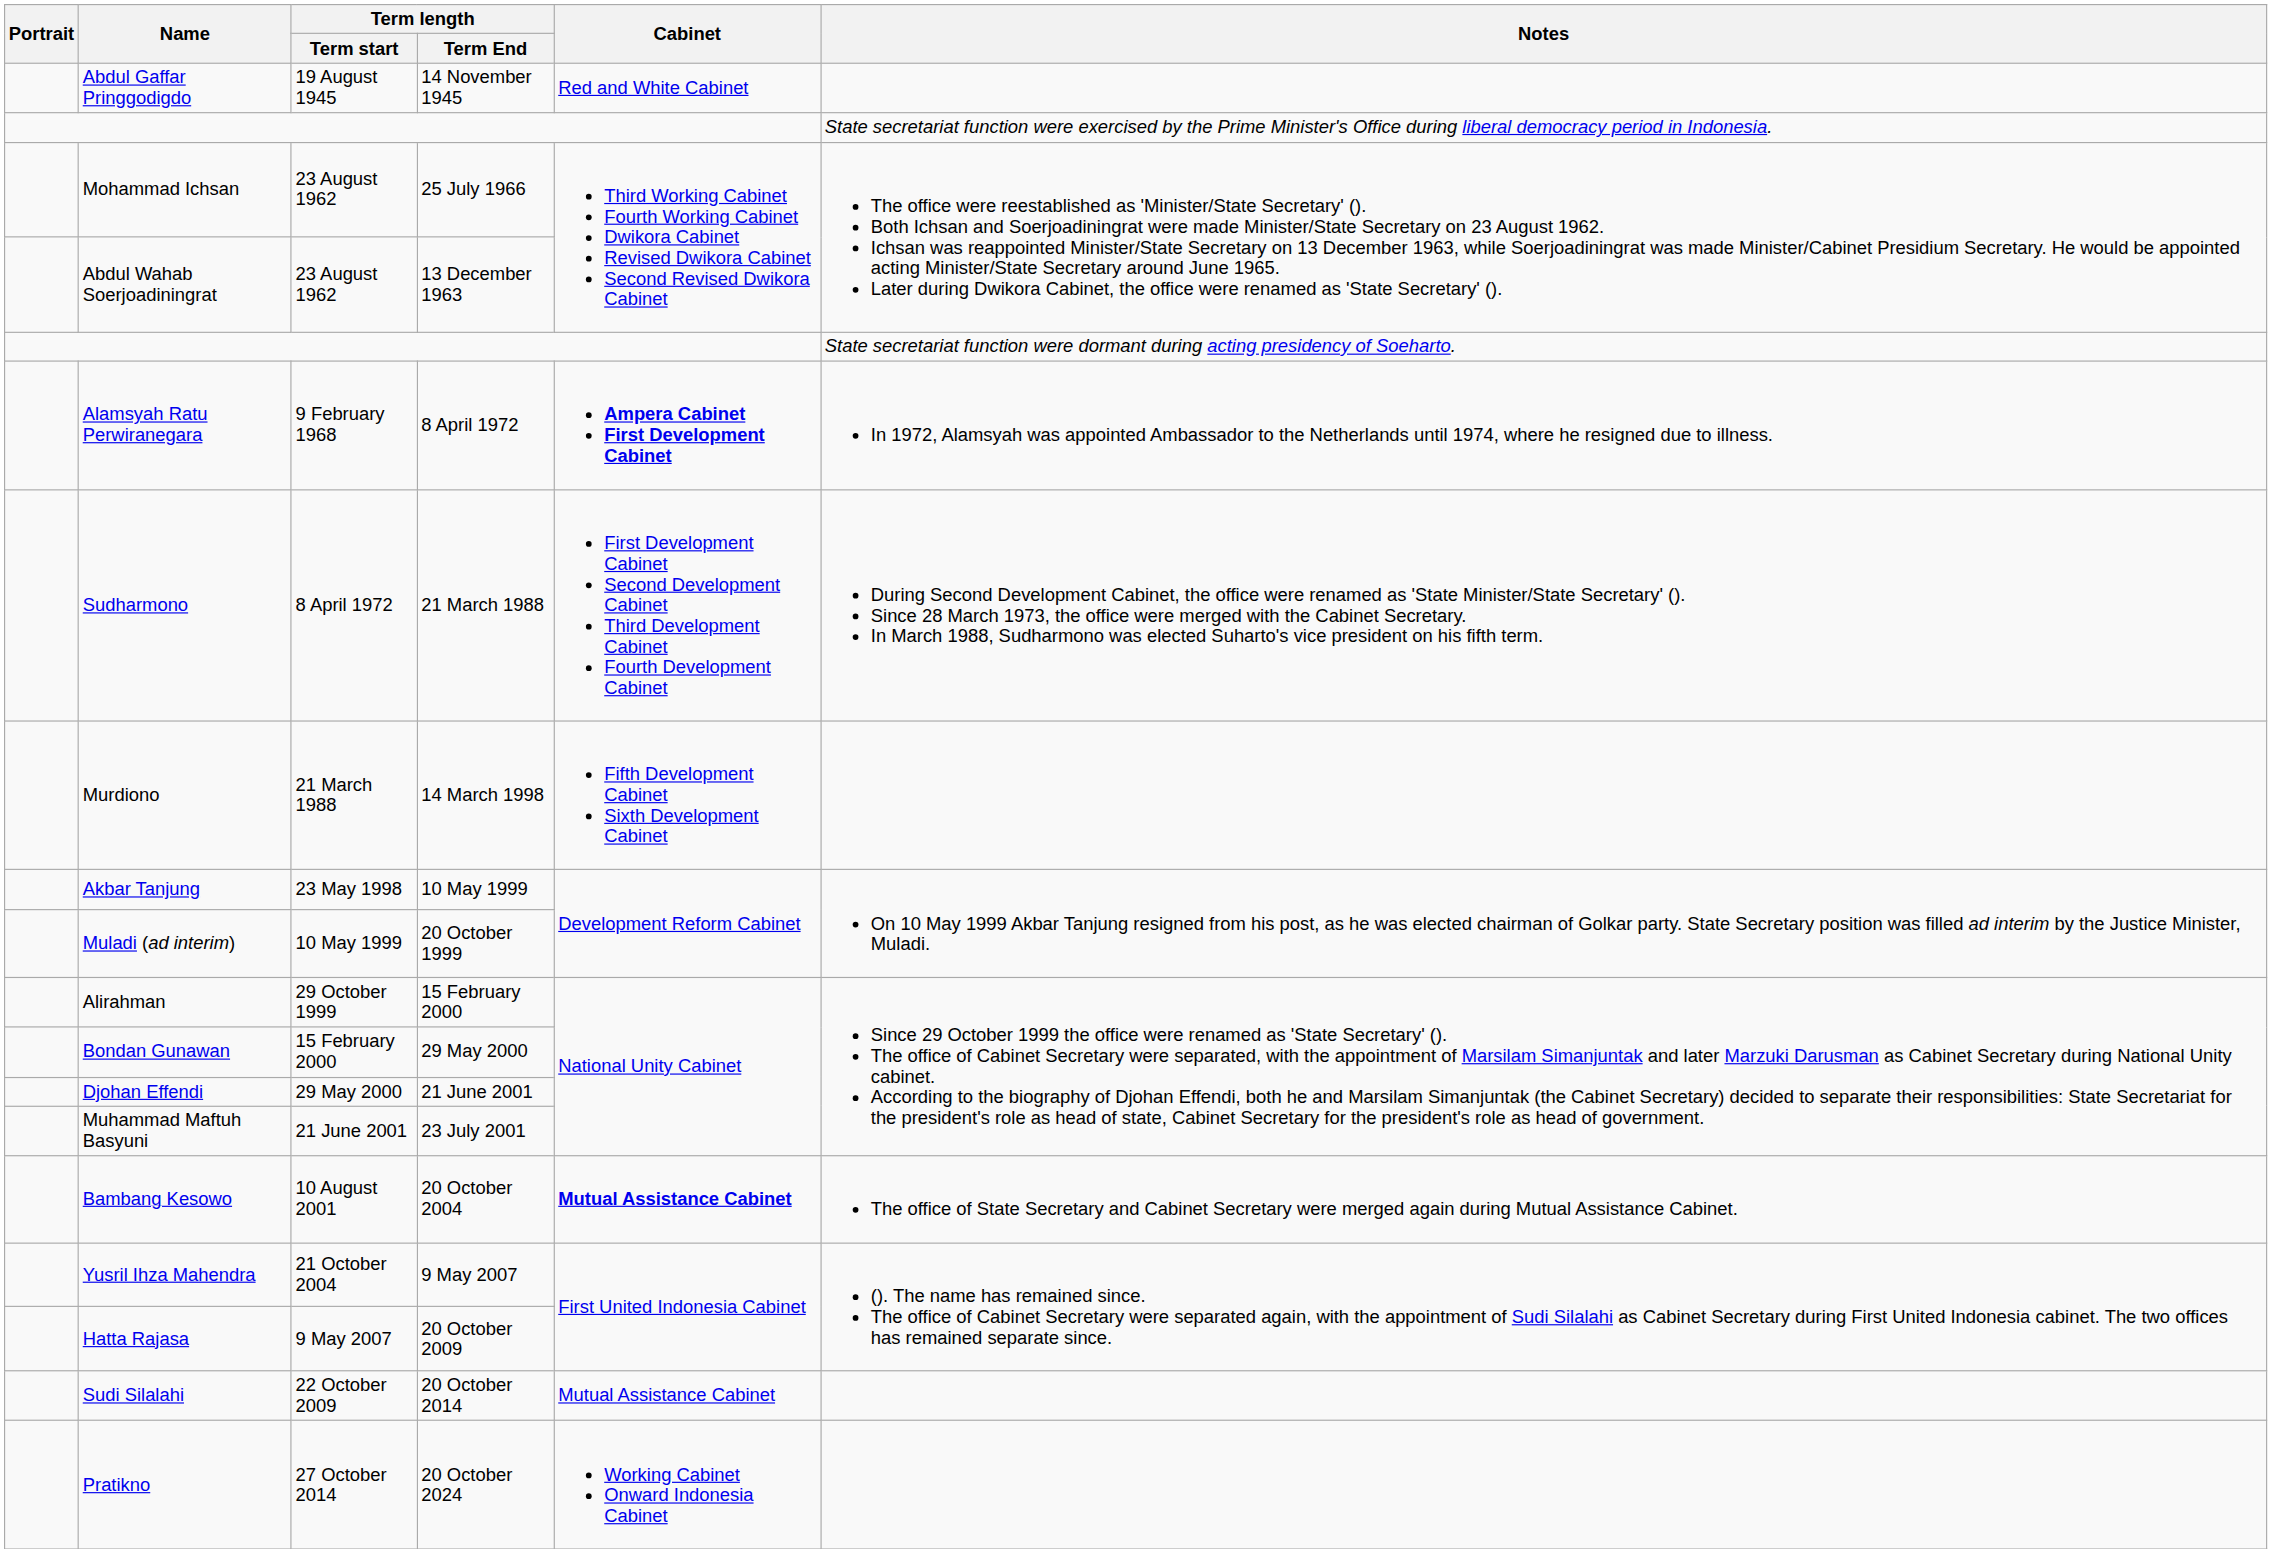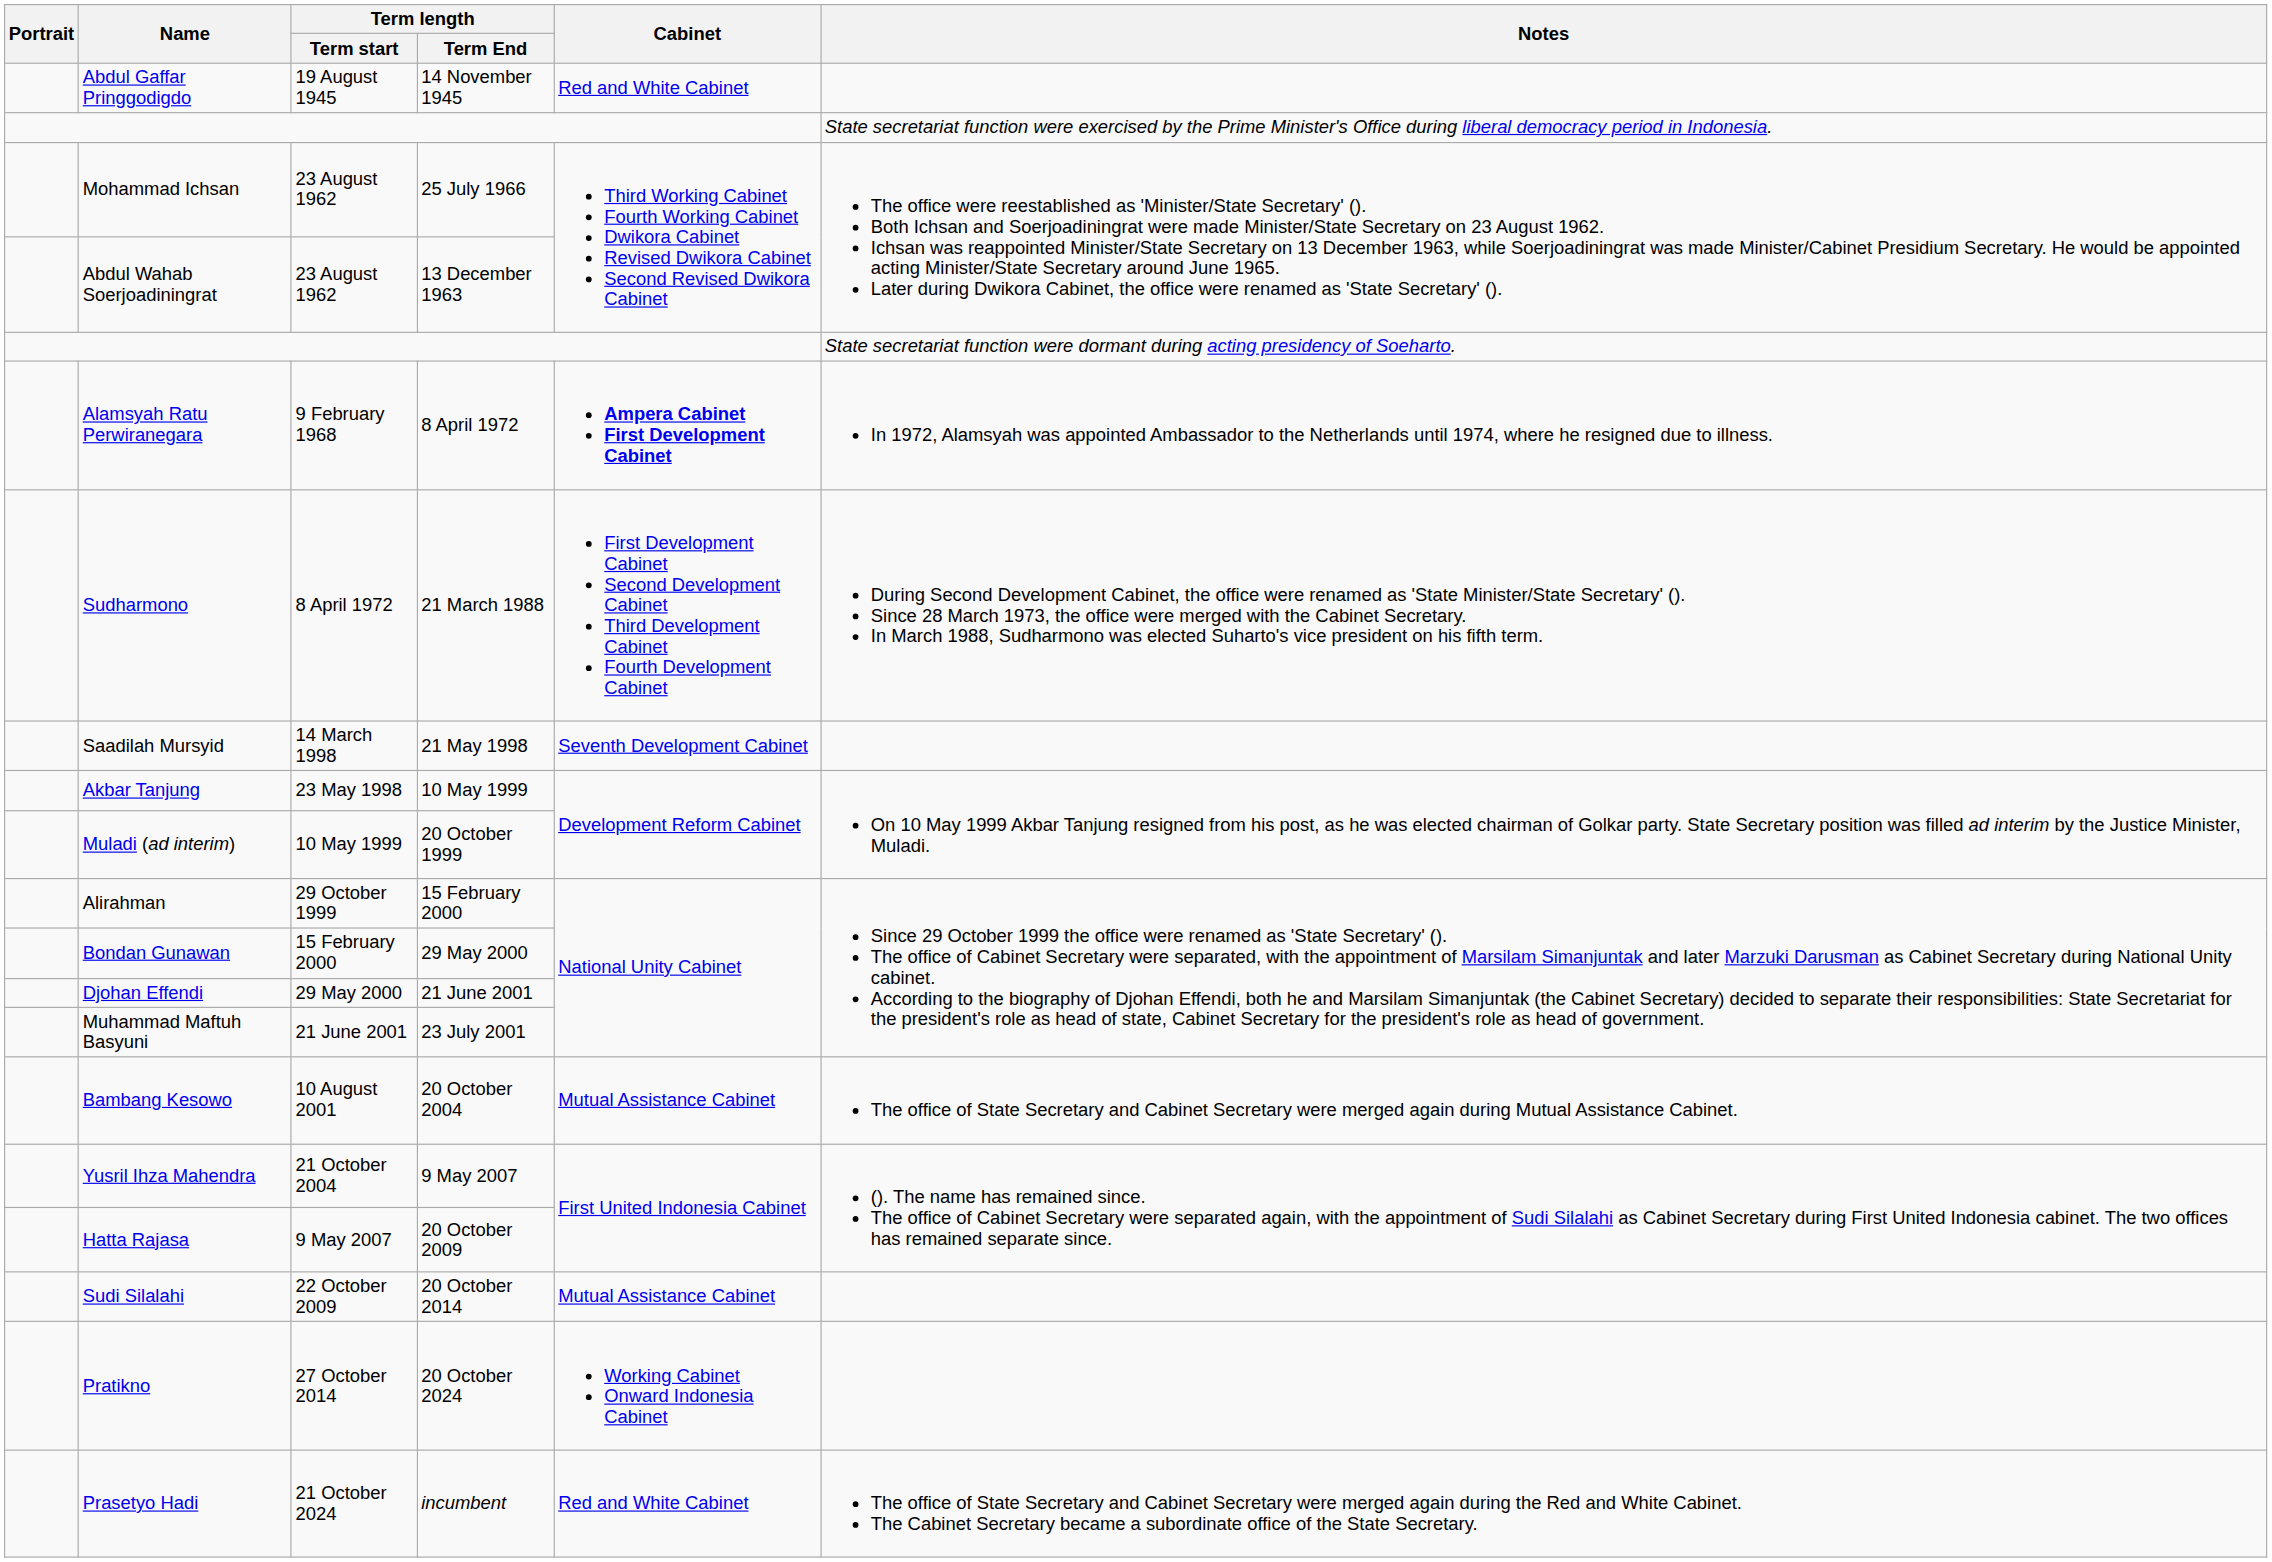- row: (121, 795)
+ row: (153, 745)
(675, 1199) bold -> (667, 1100) normal
+ row: (141, 1503)
